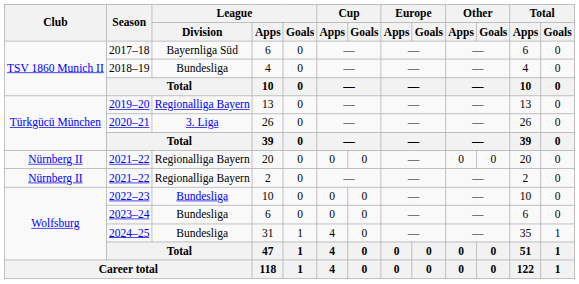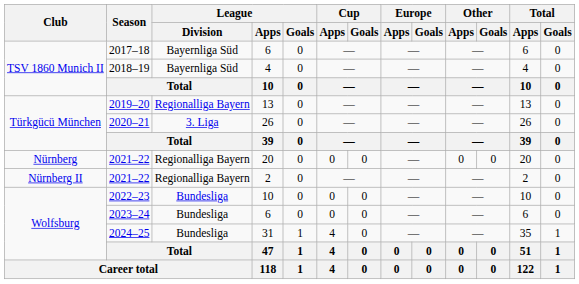(202, 68) Bundesliga -> (202, 68) Bayernliga Süd
(55, 159) Nürnberg II -> (55, 159) Nürnberg
